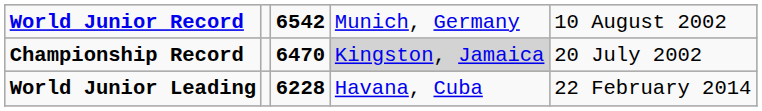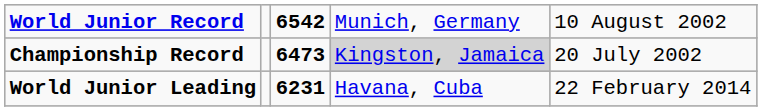(300, 55) 6470 -> (300, 55) 6473
(300, 88) 6228 -> (300, 88) 6231
